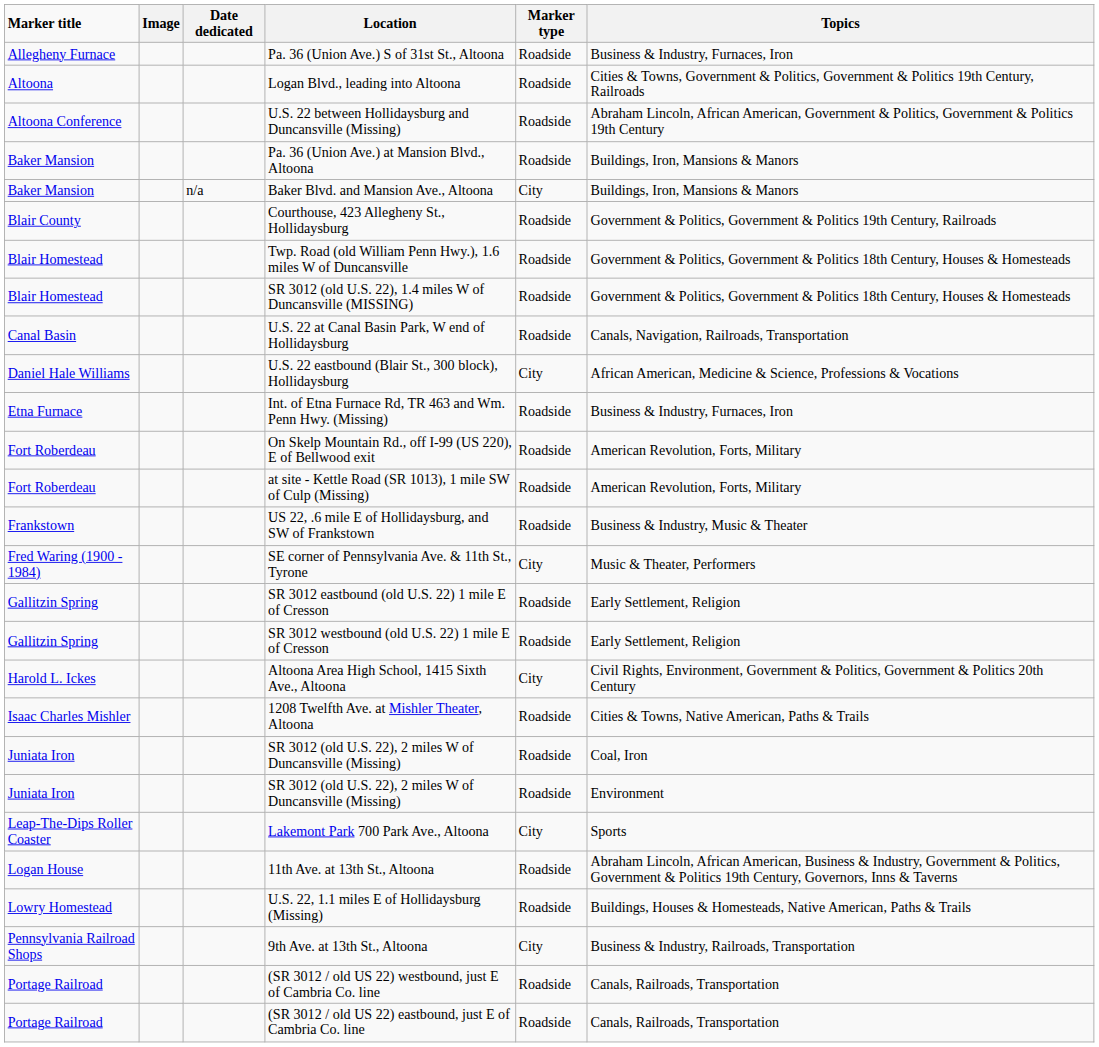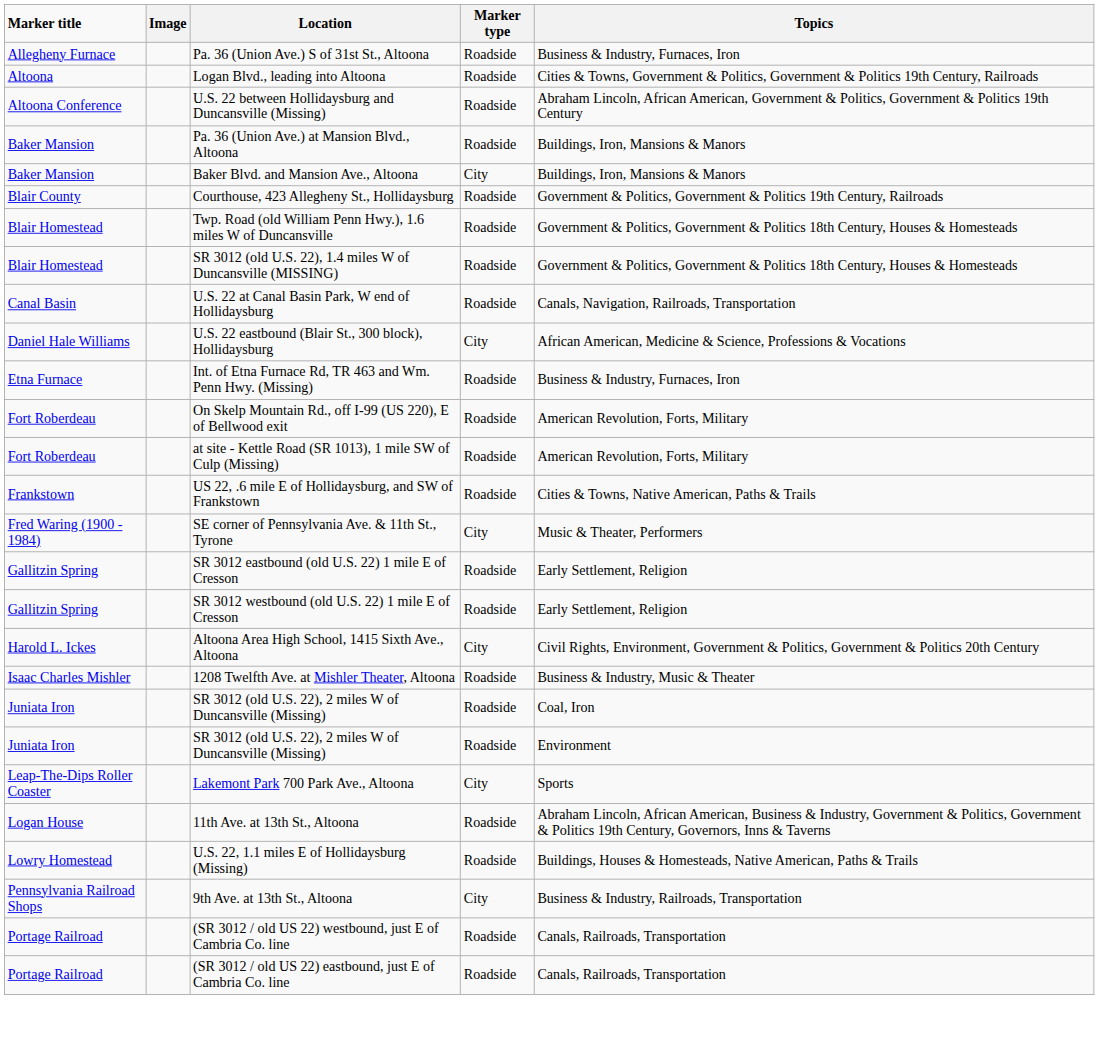- column: (224, 23)
(699, 526) Business & Industry, Music & Theater -> (677, 494) Cities & Towns, Native American, Paths & Trails
(730, 717) Cities & Towns, Native American, Paths & Trails -> (646, 677) Business & Industry, Music & Theater
